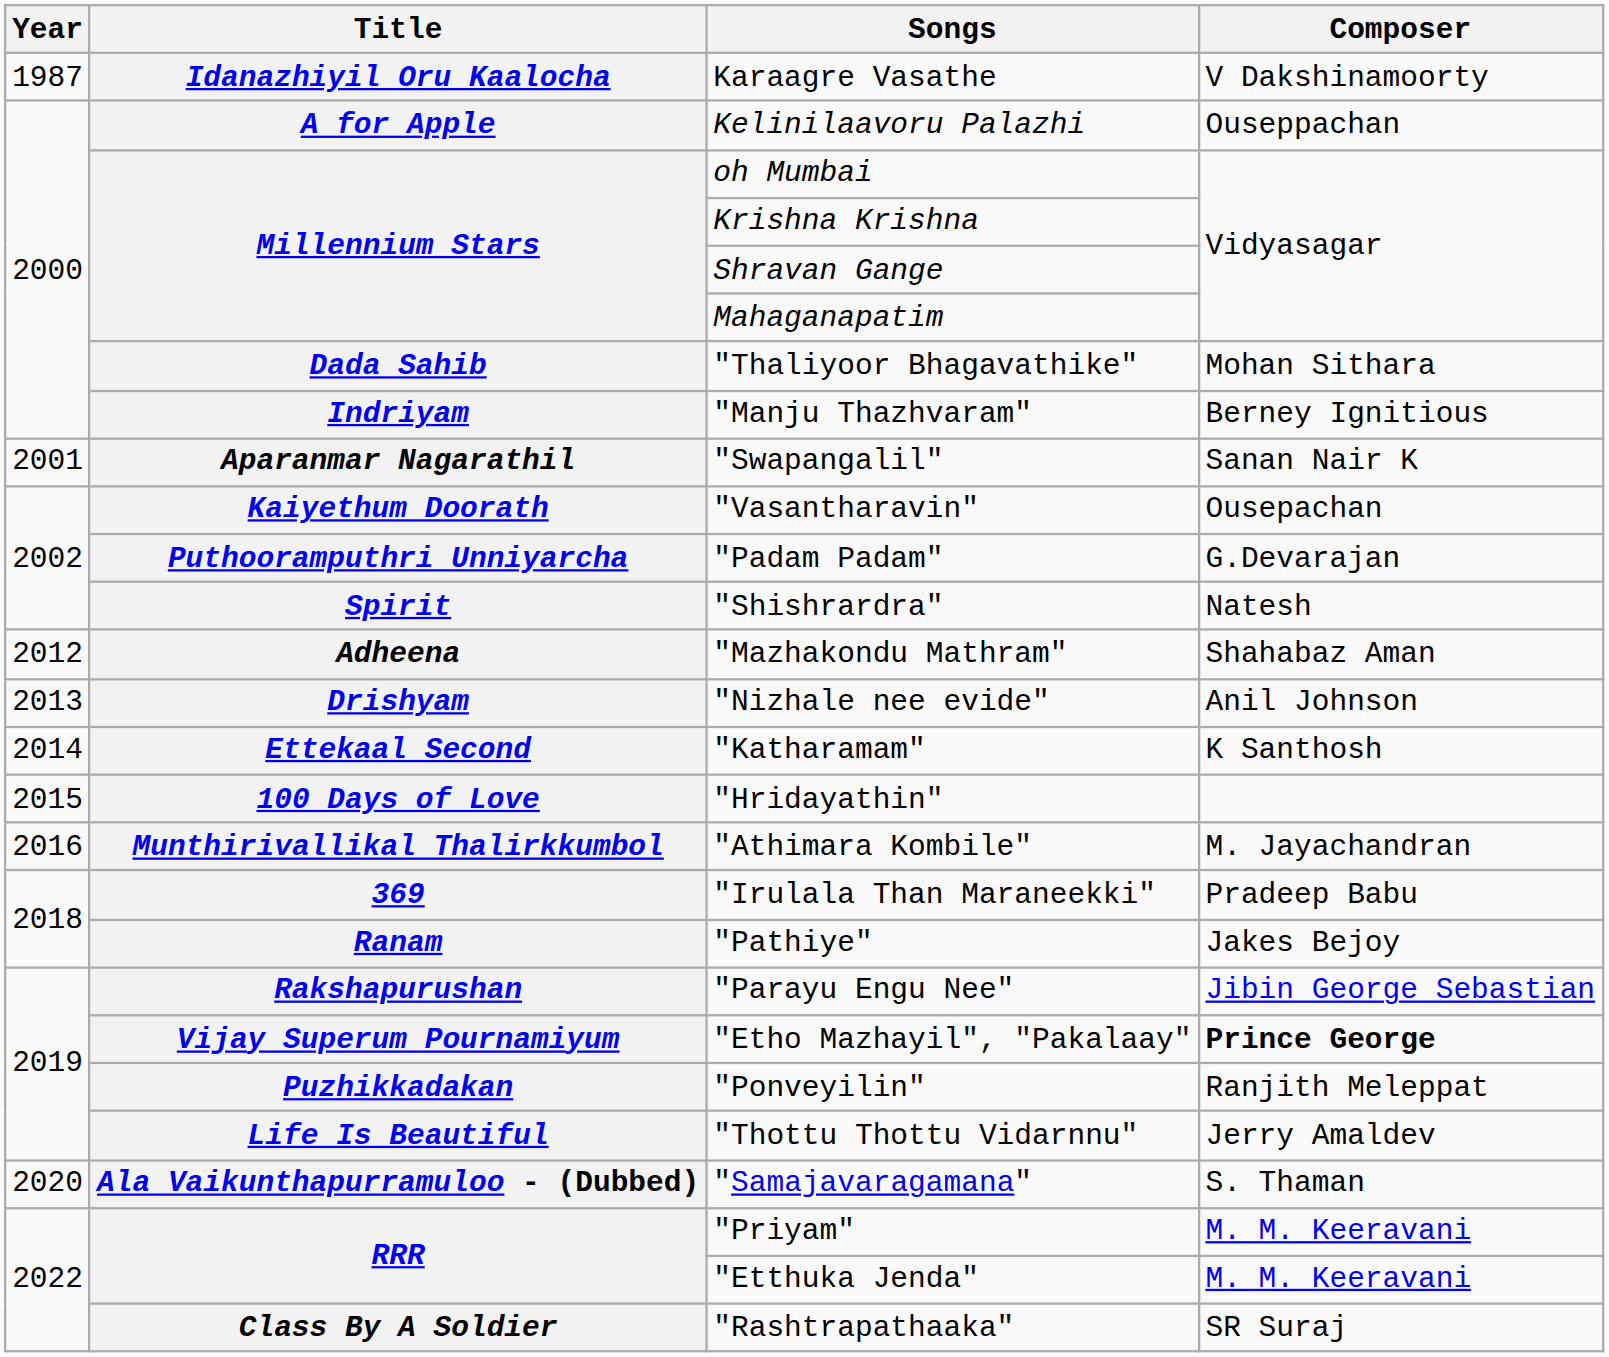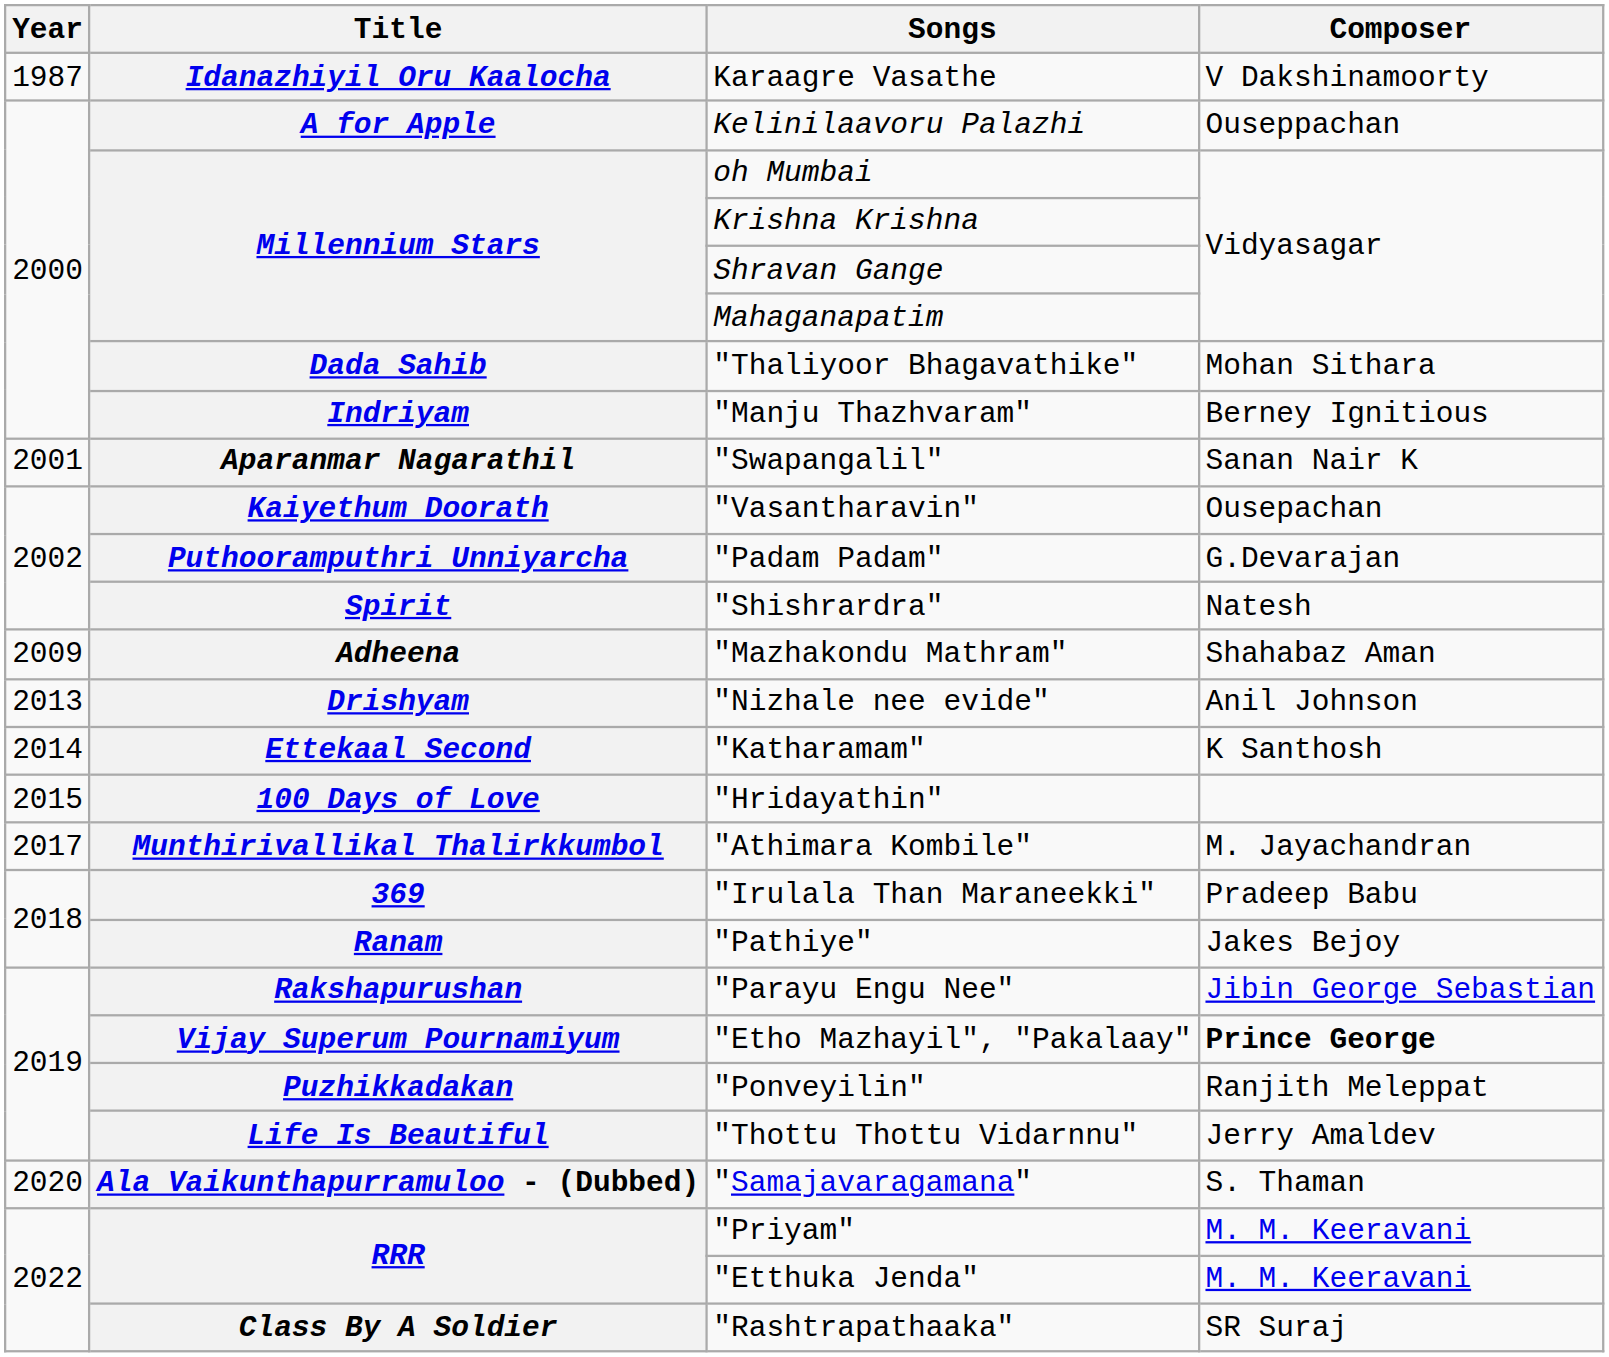(48, 654) 2012 -> (48, 654) 2009
(48, 847) 2016 -> (48, 847) 2017
